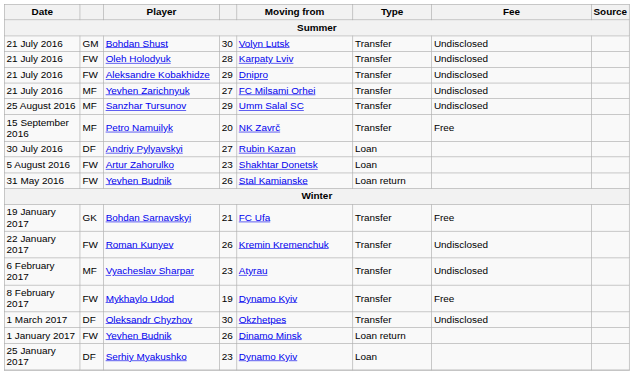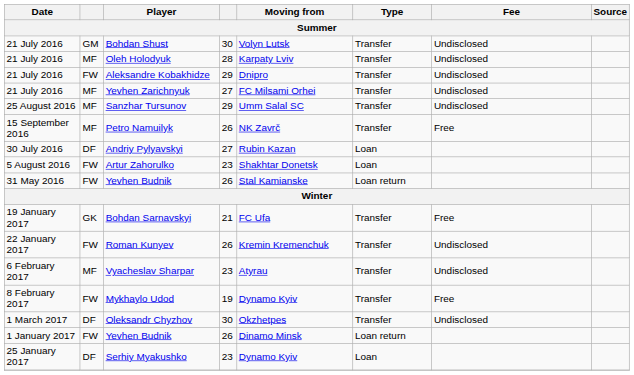(90, 59) FW -> (90, 59) MF
(227, 128) 20 -> (227, 128) 26
